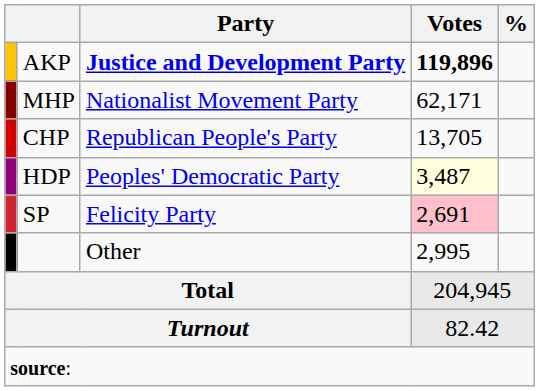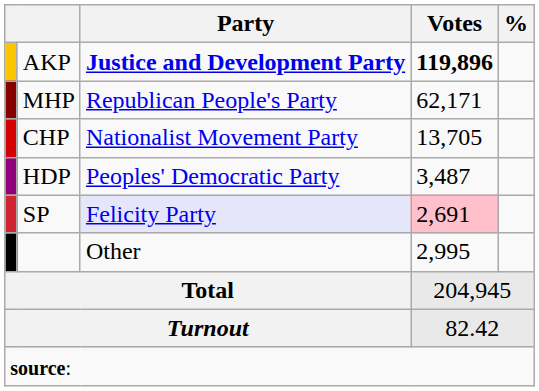(222, 99) Nationalist Movement Party -> (211, 99) Republican People's Party
(211, 137) Republican People's Party -> (222, 137) Nationalist Movement Party
(443, 175) lightyellow background -> (443, 175) no background
(151, 213) no background -> (151, 213) lavender background
